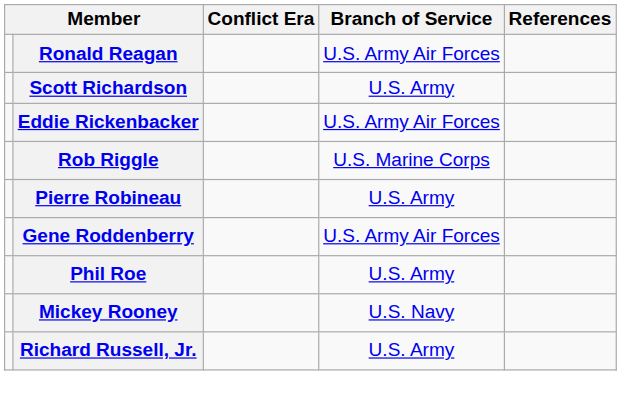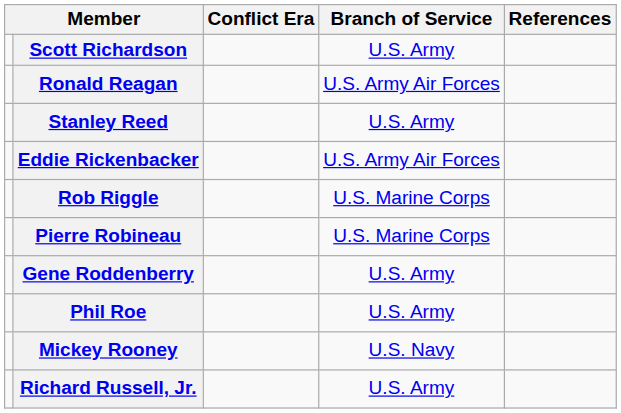rows swapped: (108, 53) <-> (108, 87)
+ row: (108, 122)
(411, 198) U.S. Army -> (411, 236) U.S. Marine Corps
(411, 236) U.S. Army Air Forces -> (411, 274) U.S. Army
